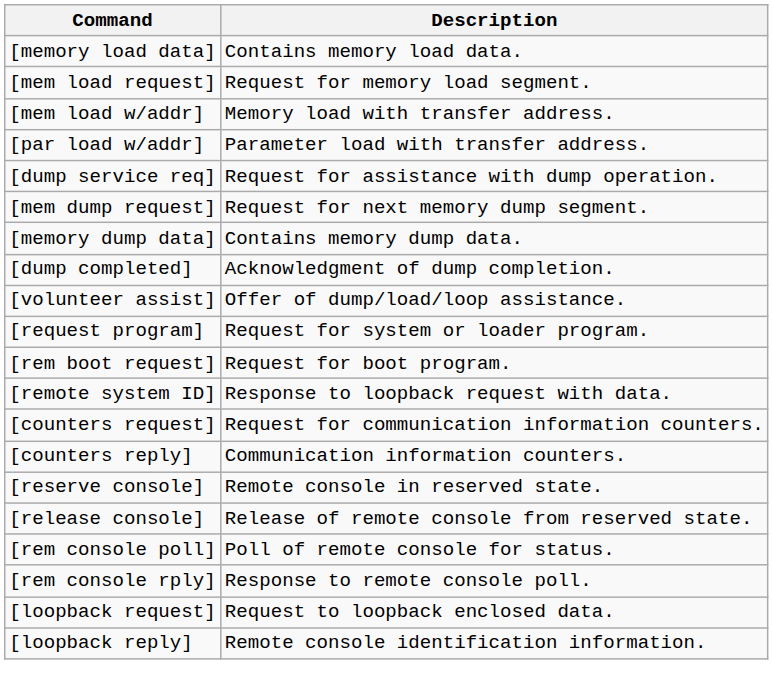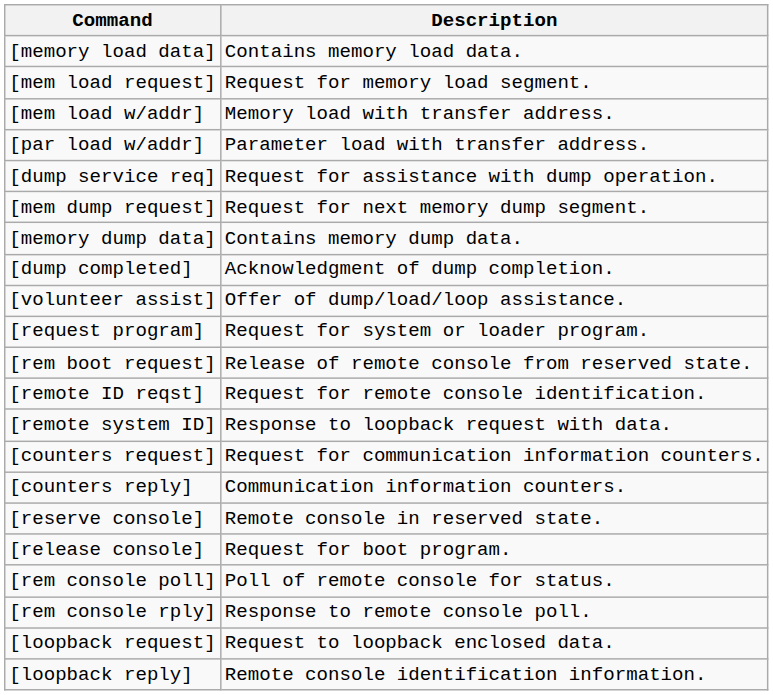(368, 363) Request for boot program. -> (489, 363) Release of remote console from reserved state.
+ row: (107, 394)
(489, 519) Release of remote console from reserved state. -> (368, 550) Request for boot program.
